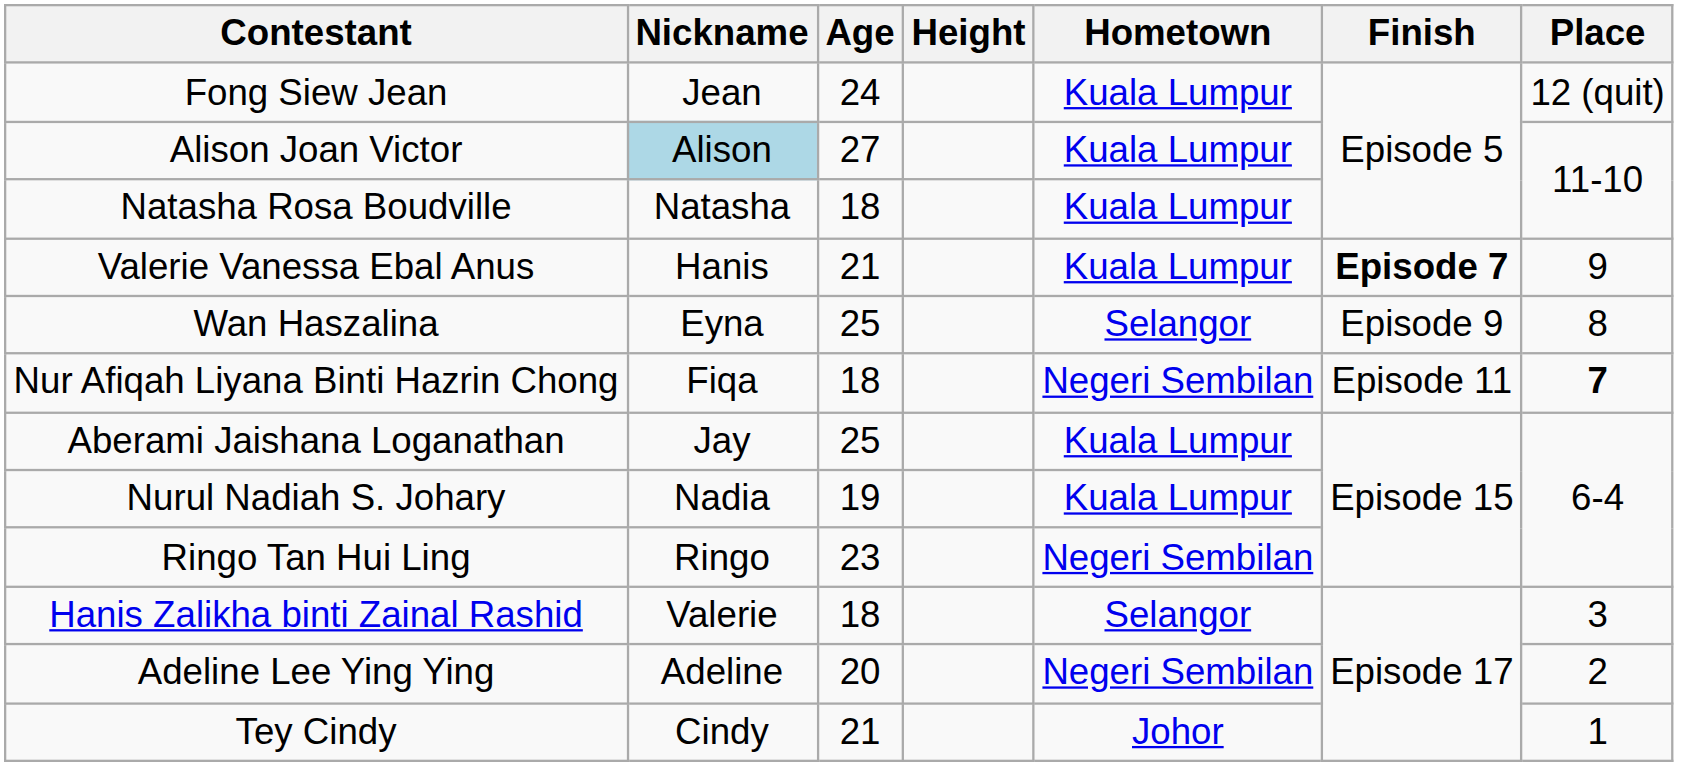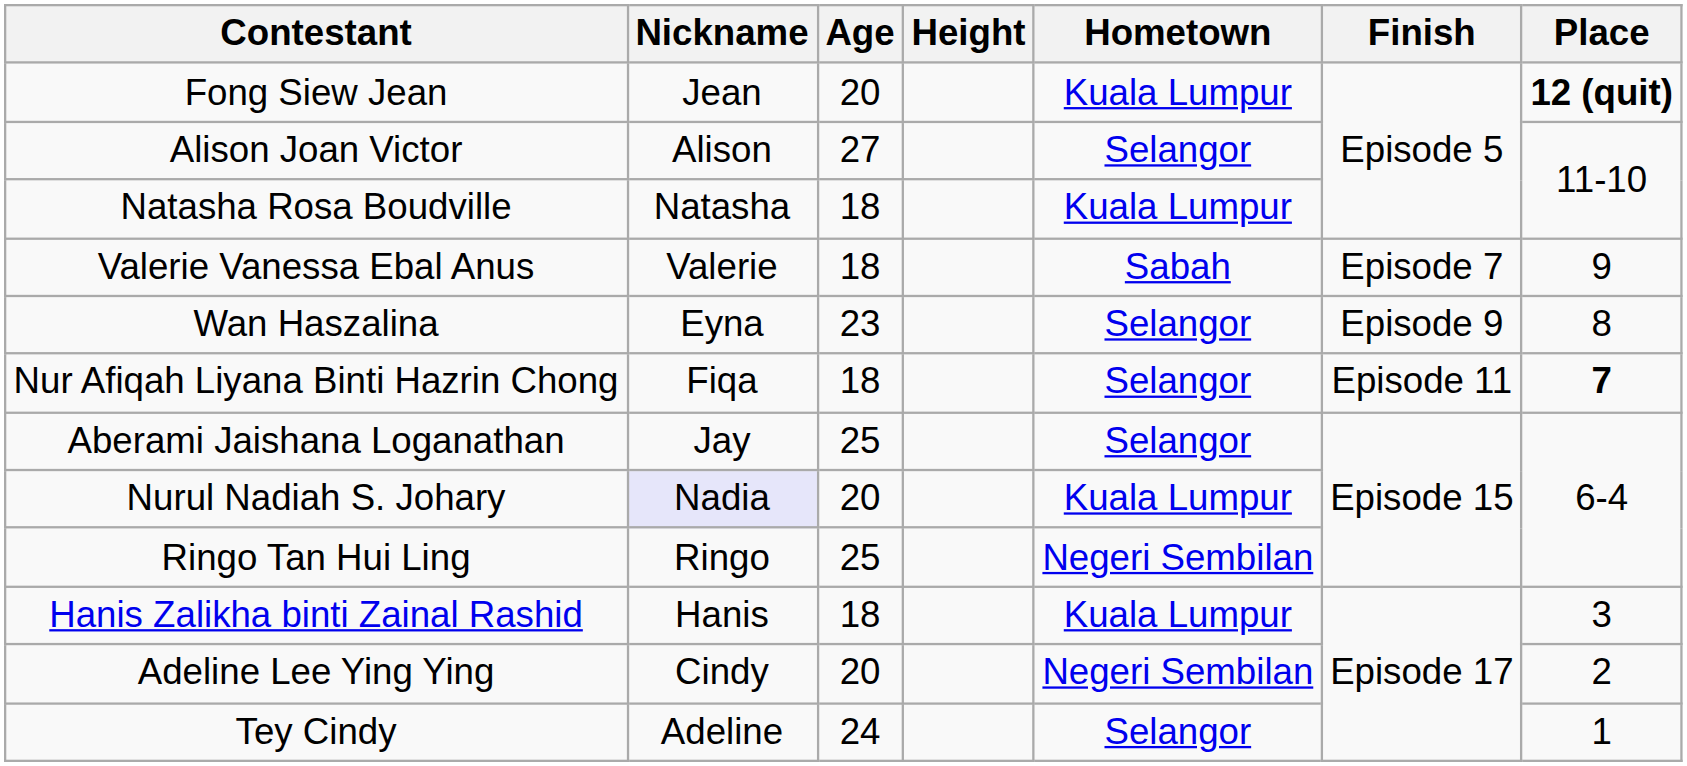(860, 91) 24 -> (860, 91) 20
(1598, 91) normal -> (1602, 91) bold
(722, 149) lightblue background -> (722, 149) no background
(1178, 149) Kuala Lumpur -> (1178, 149) Selangor
(722, 265) Hanis -> (722, 265) Valerie
(860, 265) 21 -> (860, 265) 18
(1178, 265) Kuala Lumpur -> (1178, 265) Sabah
(1422, 265) bold -> (1422, 265) normal
(860, 324) 25 -> (860, 324) 23
(1178, 382) Negeri Sembilan -> (1178, 382) Selangor
(1178, 440) Kuala Lumpur -> (1178, 440) Selangor
(722, 498) no background -> (722, 498) lavender background
(860, 498) 19 -> (860, 498) 20
(860, 556) 23 -> (860, 556) 25
(722, 614) Valerie -> (722, 614) Hanis
(1178, 614) Selangor -> (1178, 614) Kuala Lumpur
(722, 672) Adeline -> (722, 672) Cindy
(722, 730) Cindy -> (722, 730) Adeline
(860, 730) 21 -> (860, 730) 24
(1178, 730) Johor -> (1178, 730) Selangor
